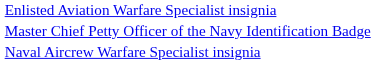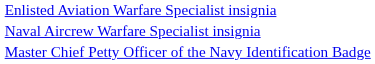rows swapped: (133, 52) <-> (188, 31)
